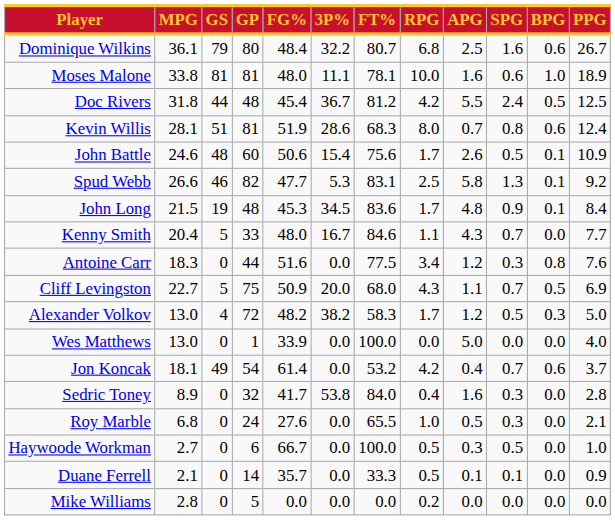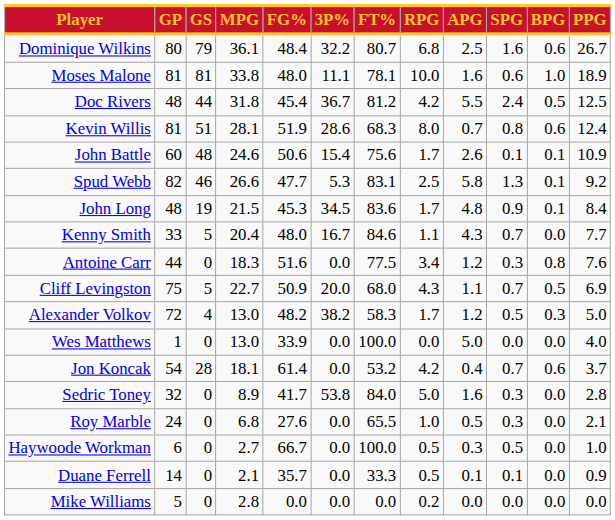columns swapped: (247, 19) <-> (178, 19)
(513, 155) 0.5 -> (513, 155) 0.1
(220, 368) 49 -> (204, 368) 28
(429, 395) 0.4 -> (429, 395) 5.0
